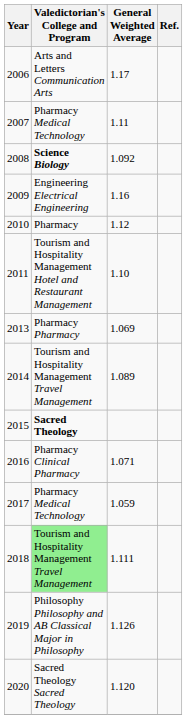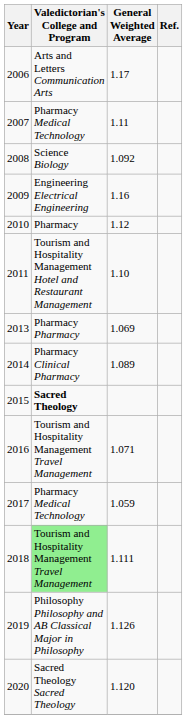(52, 158) bold -> (51, 158) normal
(63, 376) Tourism and Hospitality Management Travel Management -> (57, 364) Pharmacy Clinical Pharmacy
(57, 461) Pharmacy Clinical Pharmacy -> (63, 449) Tourism and Hospitality Management Travel Management
